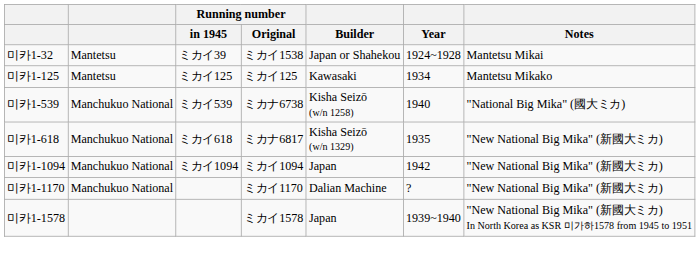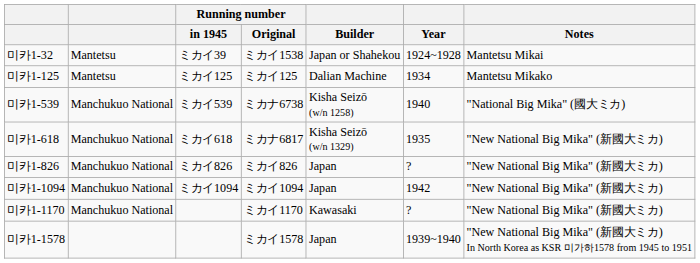(333, 77) Kawasaki -> (348, 77) Dalian Machine
+ row: (33, 167)
(348, 188) Dalian Machine -> (333, 210) Kawasaki
